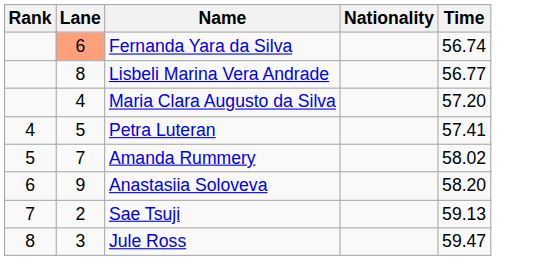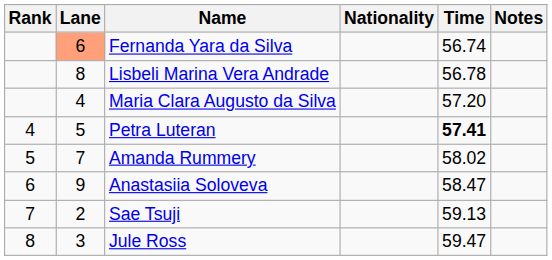+ column: (519, 18)
(464, 74) 56.77 -> (464, 74) 56.78
(464, 130) normal -> (464, 130) bold
(464, 185) 58.20 -> (464, 185) 58.47
